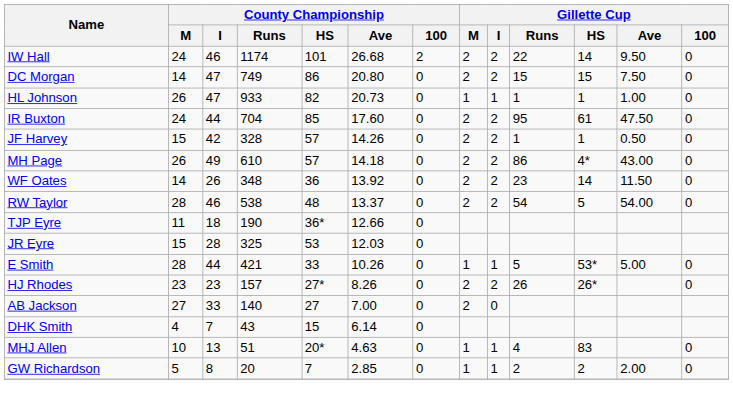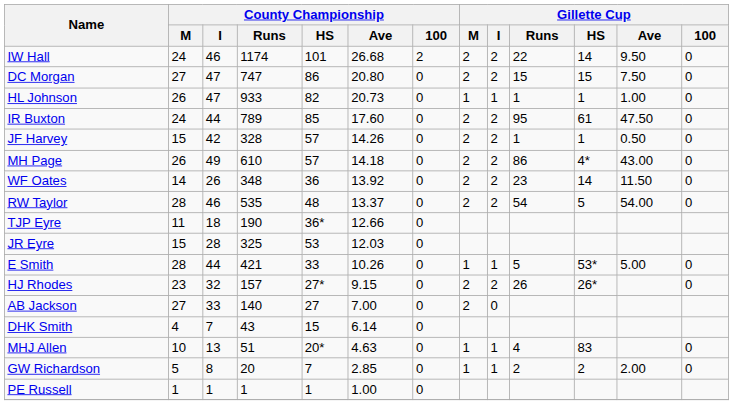(179, 77) 14 -> (179, 77) 27
(251, 77) 749 -> (251, 77) 747
(251, 118) 704 -> (251, 118) 789
(251, 202) 538 -> (251, 202) 535
(213, 285) 23 -> (213, 285) 32
(364, 285) 8.26 -> (364, 285) 9.15
+ row: (40, 389)
